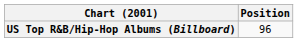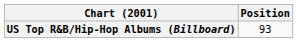(265, 30) 96 -> (265, 30) 93
